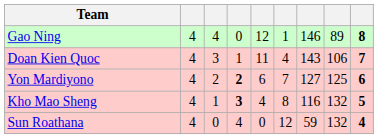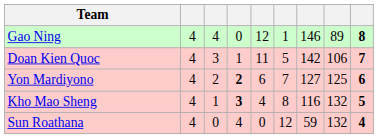(285, 58) 4 -> (285, 58) 5
(310, 58) 143 -> (310, 58) 142
